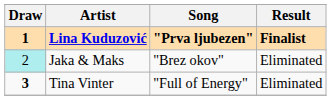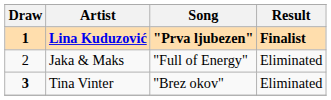(25, 60) paleturquoise background -> (25, 60) no background
(189, 60) "Brez okov" -> (200, 60) "Full of Energy"
(200, 83) "Full of Energy" -> (189, 83) "Brez okov"
